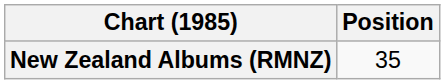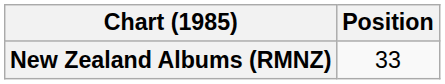(388, 59) 35 -> (388, 59) 33
